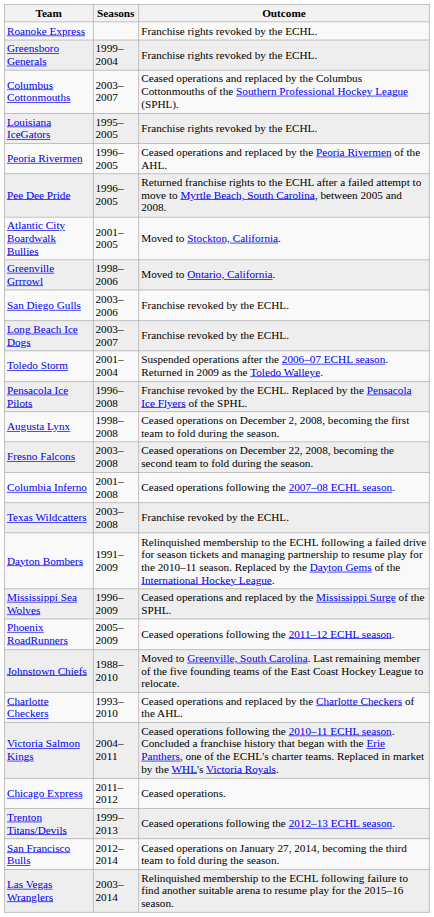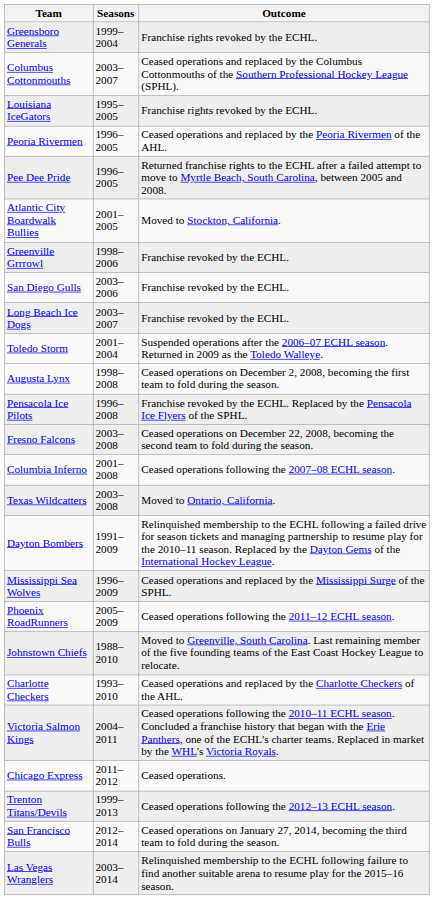- row: (46, 31)
(208, 275) Moved to Ontario, California. -> (215, 257) Franchise revoked by the ECHL.
rows swapped: (38, 396) <-> (39, 426)
(215, 518) Franchise revoked by the ECHL. -> (208, 500) Moved to Ontario, California.
